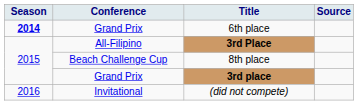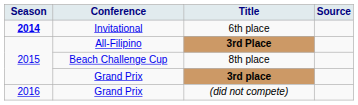(118, 28) Grand Prix -> (118, 28) Invitational
(118, 92) Invitational -> (118, 92) Grand Prix
